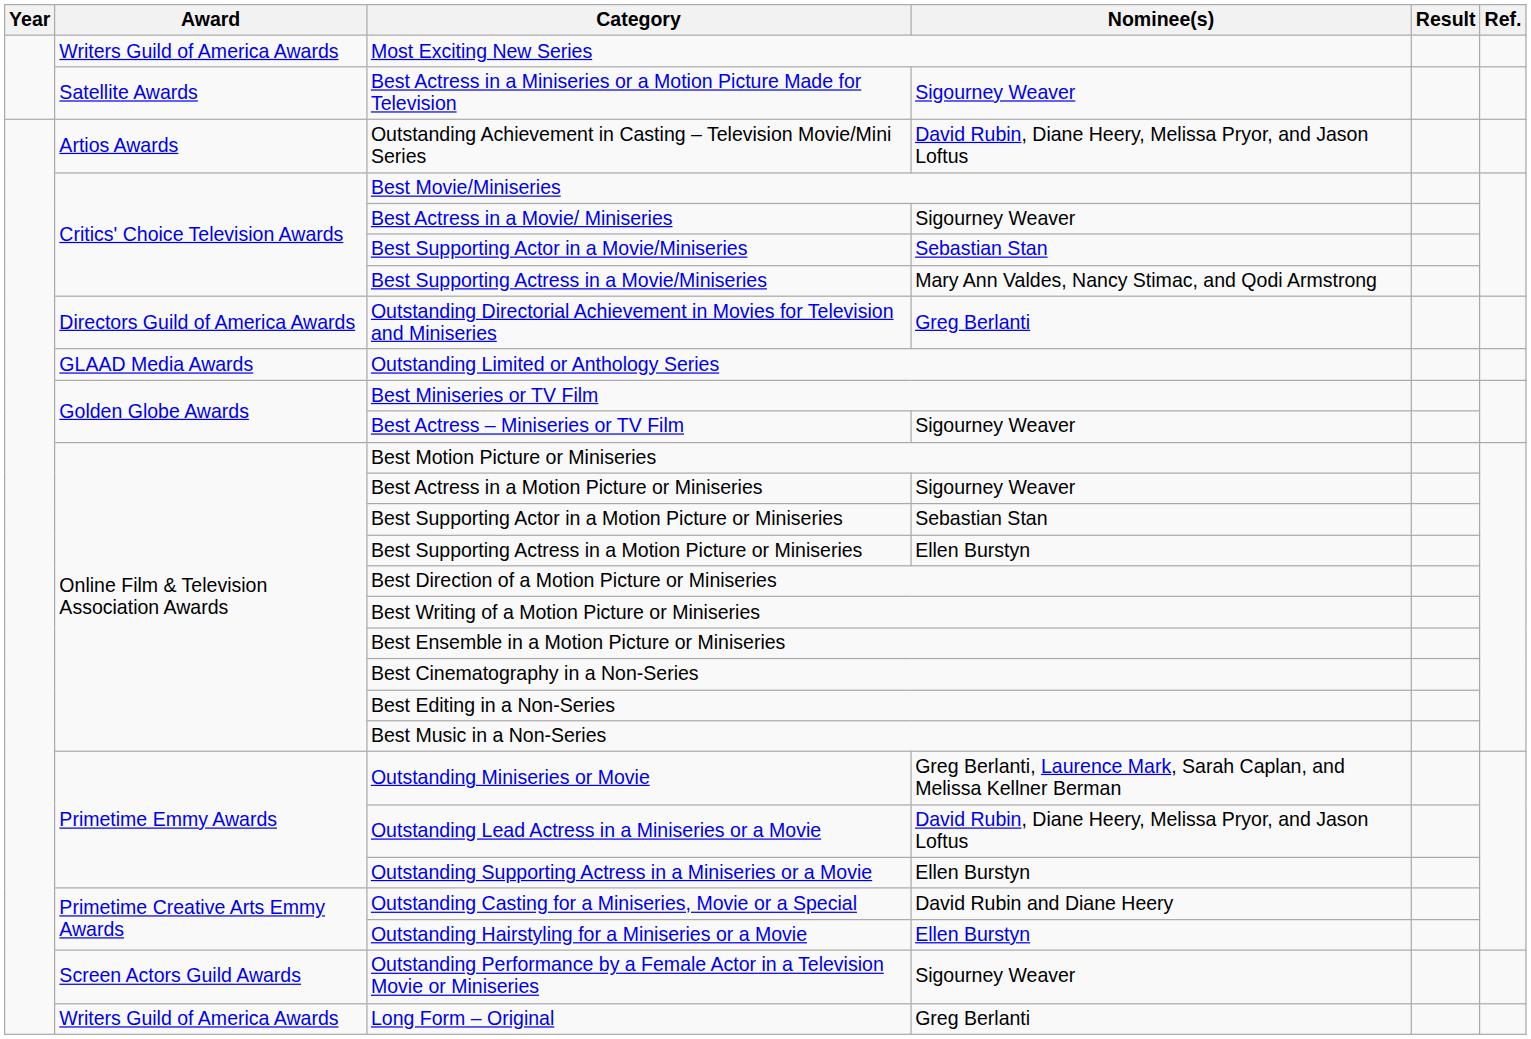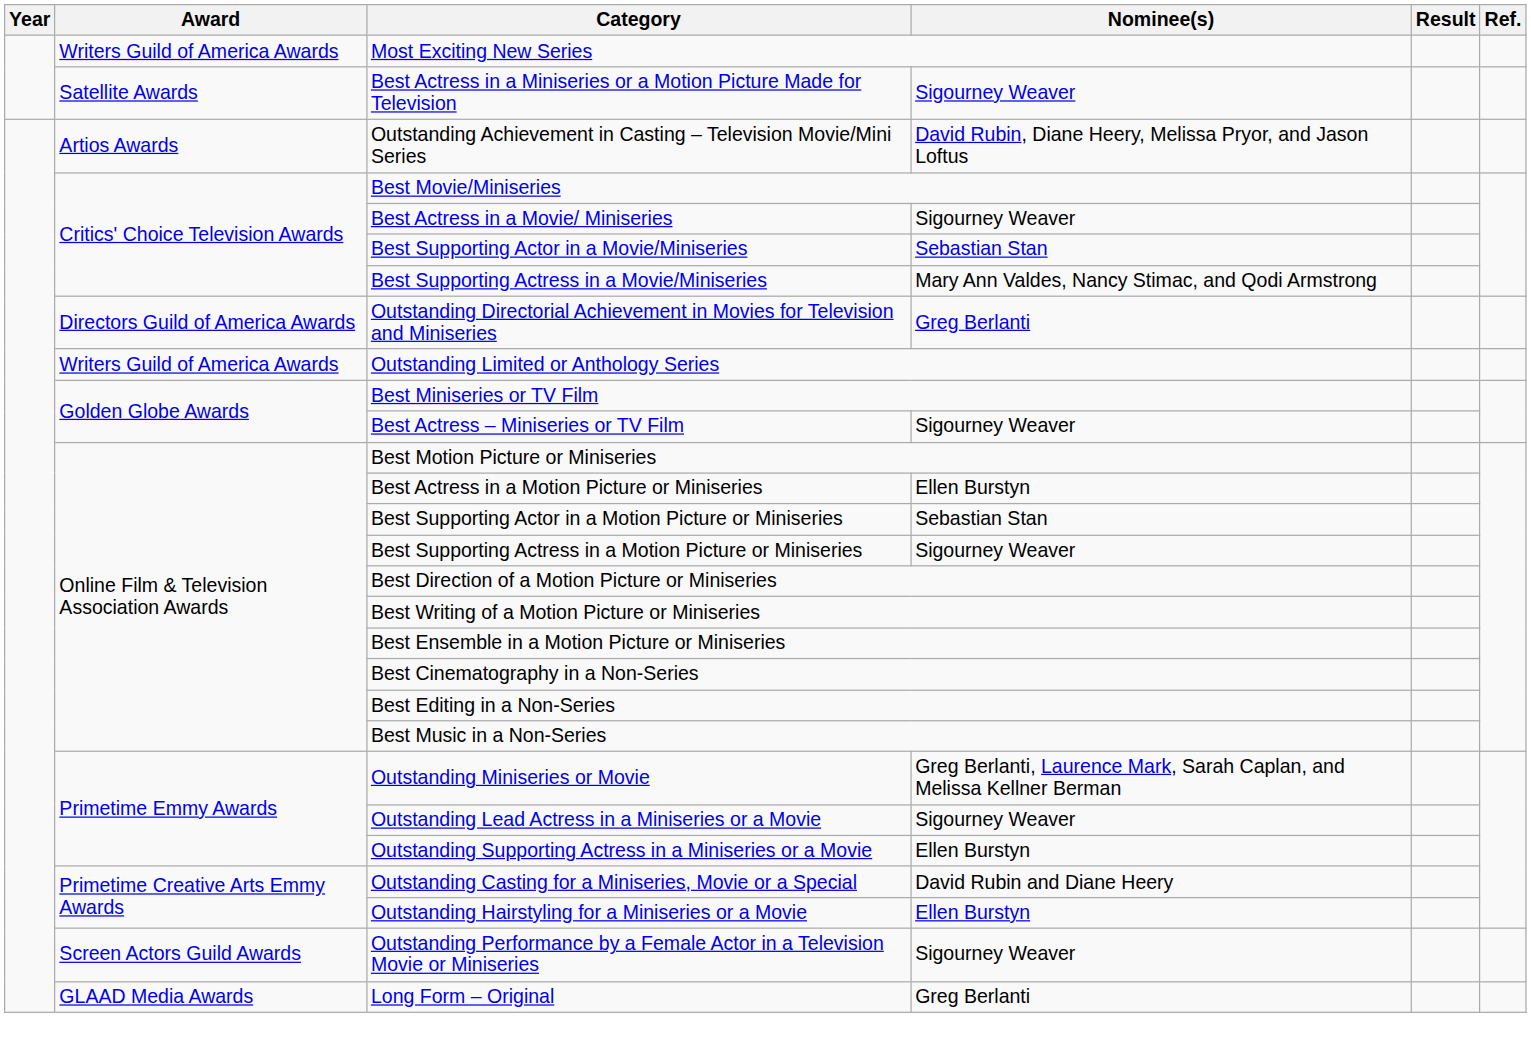(156, 364) GLAAD Media Awards -> (199, 364) Writers Guild of America Awards
(995, 488) Sigourney Weaver -> (973, 488) Ellen Burstyn
(973, 550) Ellen Burstyn -> (995, 550) Sigourney Weaver
(1142, 830) David Rubin, Diane Heery, Melissa Pryor, and Jason Loftus -> (995, 819) Sigourney Weaver
(199, 1018) Writers Guild of America Awards -> (156, 996) GLAAD Media Awards
